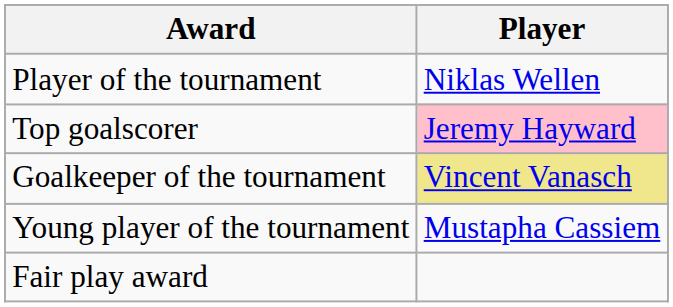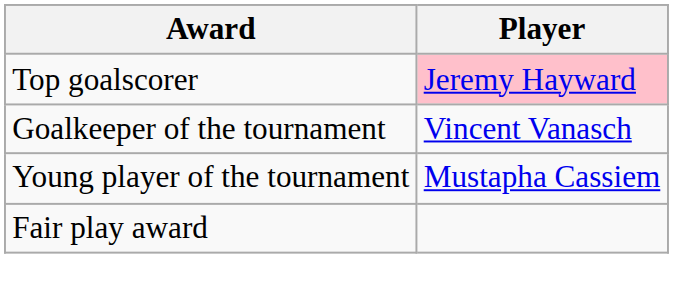- row: (167, 78)
(528, 177) khaki background -> (528, 128) no background
